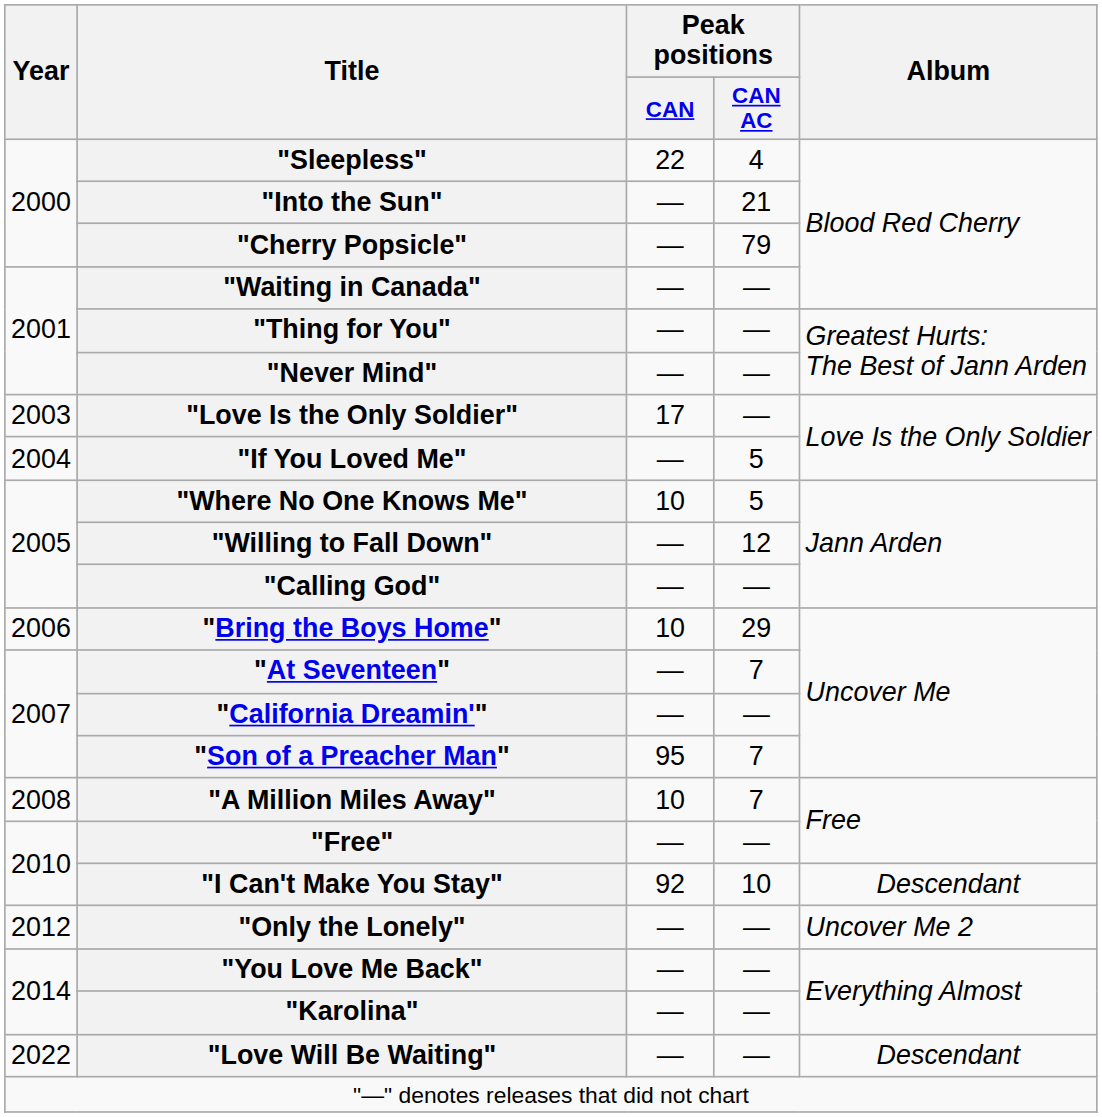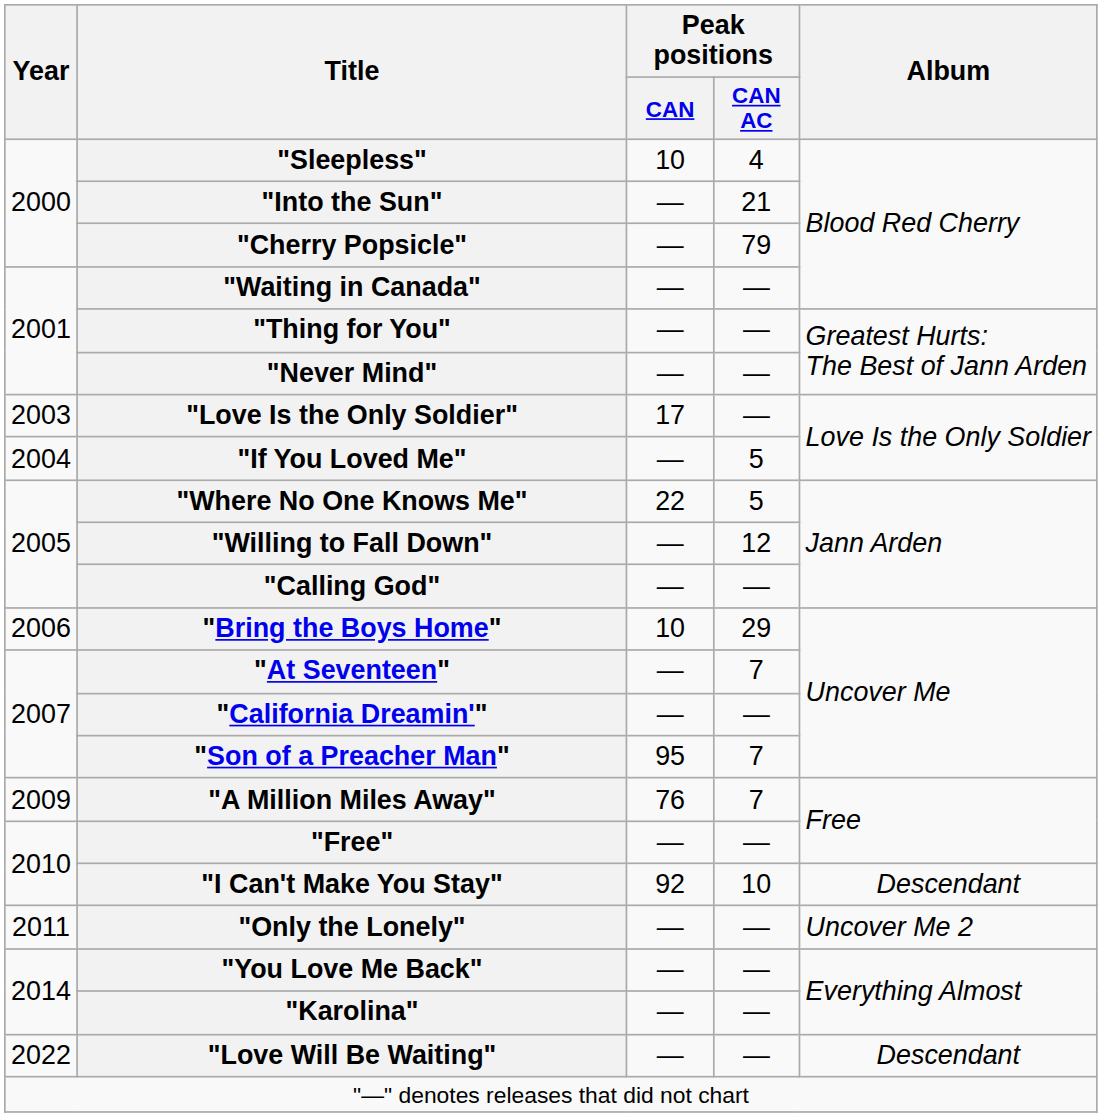(670, 159) 22 -> (670, 159) 10
(670, 500) 10 -> (670, 500) 22
(41, 799) 2008 -> (41, 799) 2009
(670, 799) 10 -> (670, 799) 76
(41, 927) 2012 -> (41, 927) 2011
